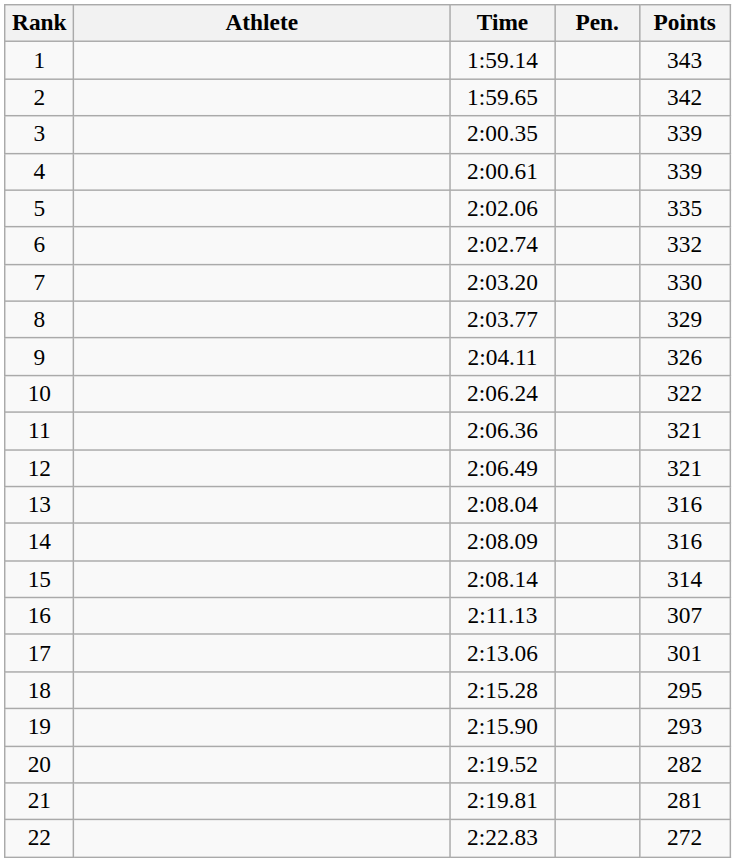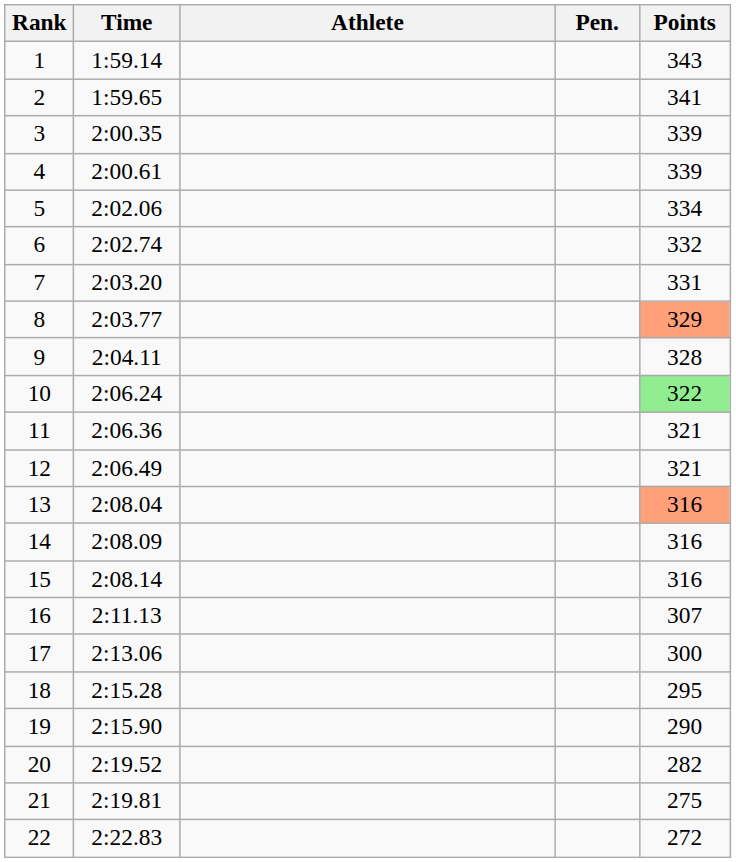columns swapped: (262, 23) <-> (502, 23)
(685, 97) 342 -> (685, 97) 341
(685, 208) 335 -> (685, 208) 334
(685, 282) 330 -> (685, 282) 331
(685, 319) no background -> (685, 319) lightsalmon background
(685, 356) 326 -> (685, 356) 328
(685, 393) no background -> (685, 393) lightgreen background
(685, 504) no background -> (685, 504) lightsalmon background
(685, 578) 314 -> (685, 578) 316
(685, 652) 301 -> (685, 652) 300
(685, 726) 293 -> (685, 726) 290
(685, 801) 281 -> (685, 801) 275
